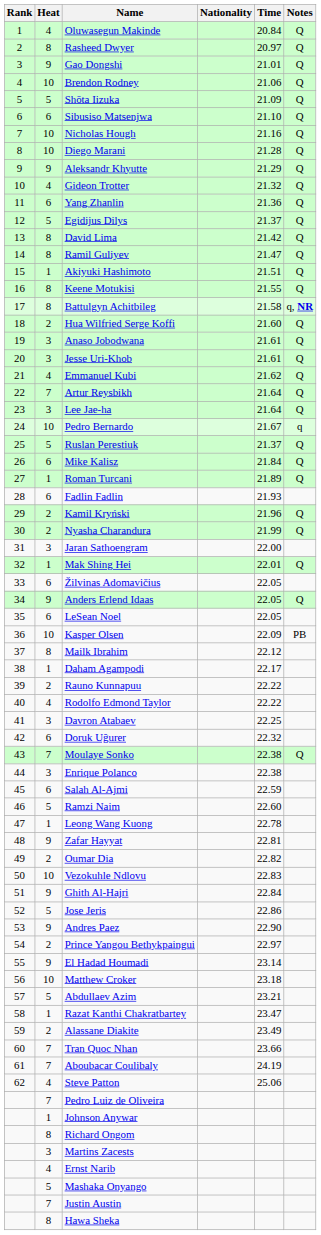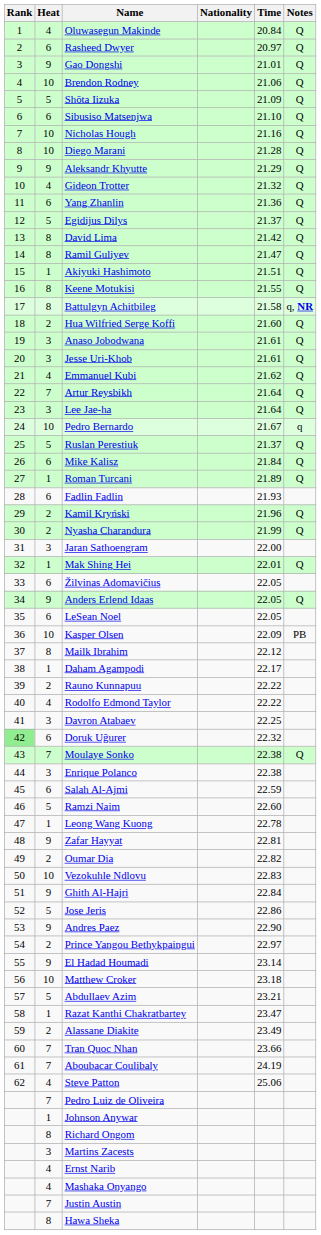(48, 47) 8 -> (48, 47) 6
(20, 737) no background -> (20, 737) lightgreen background
(48, 1186) 5 -> (48, 1186) 4
